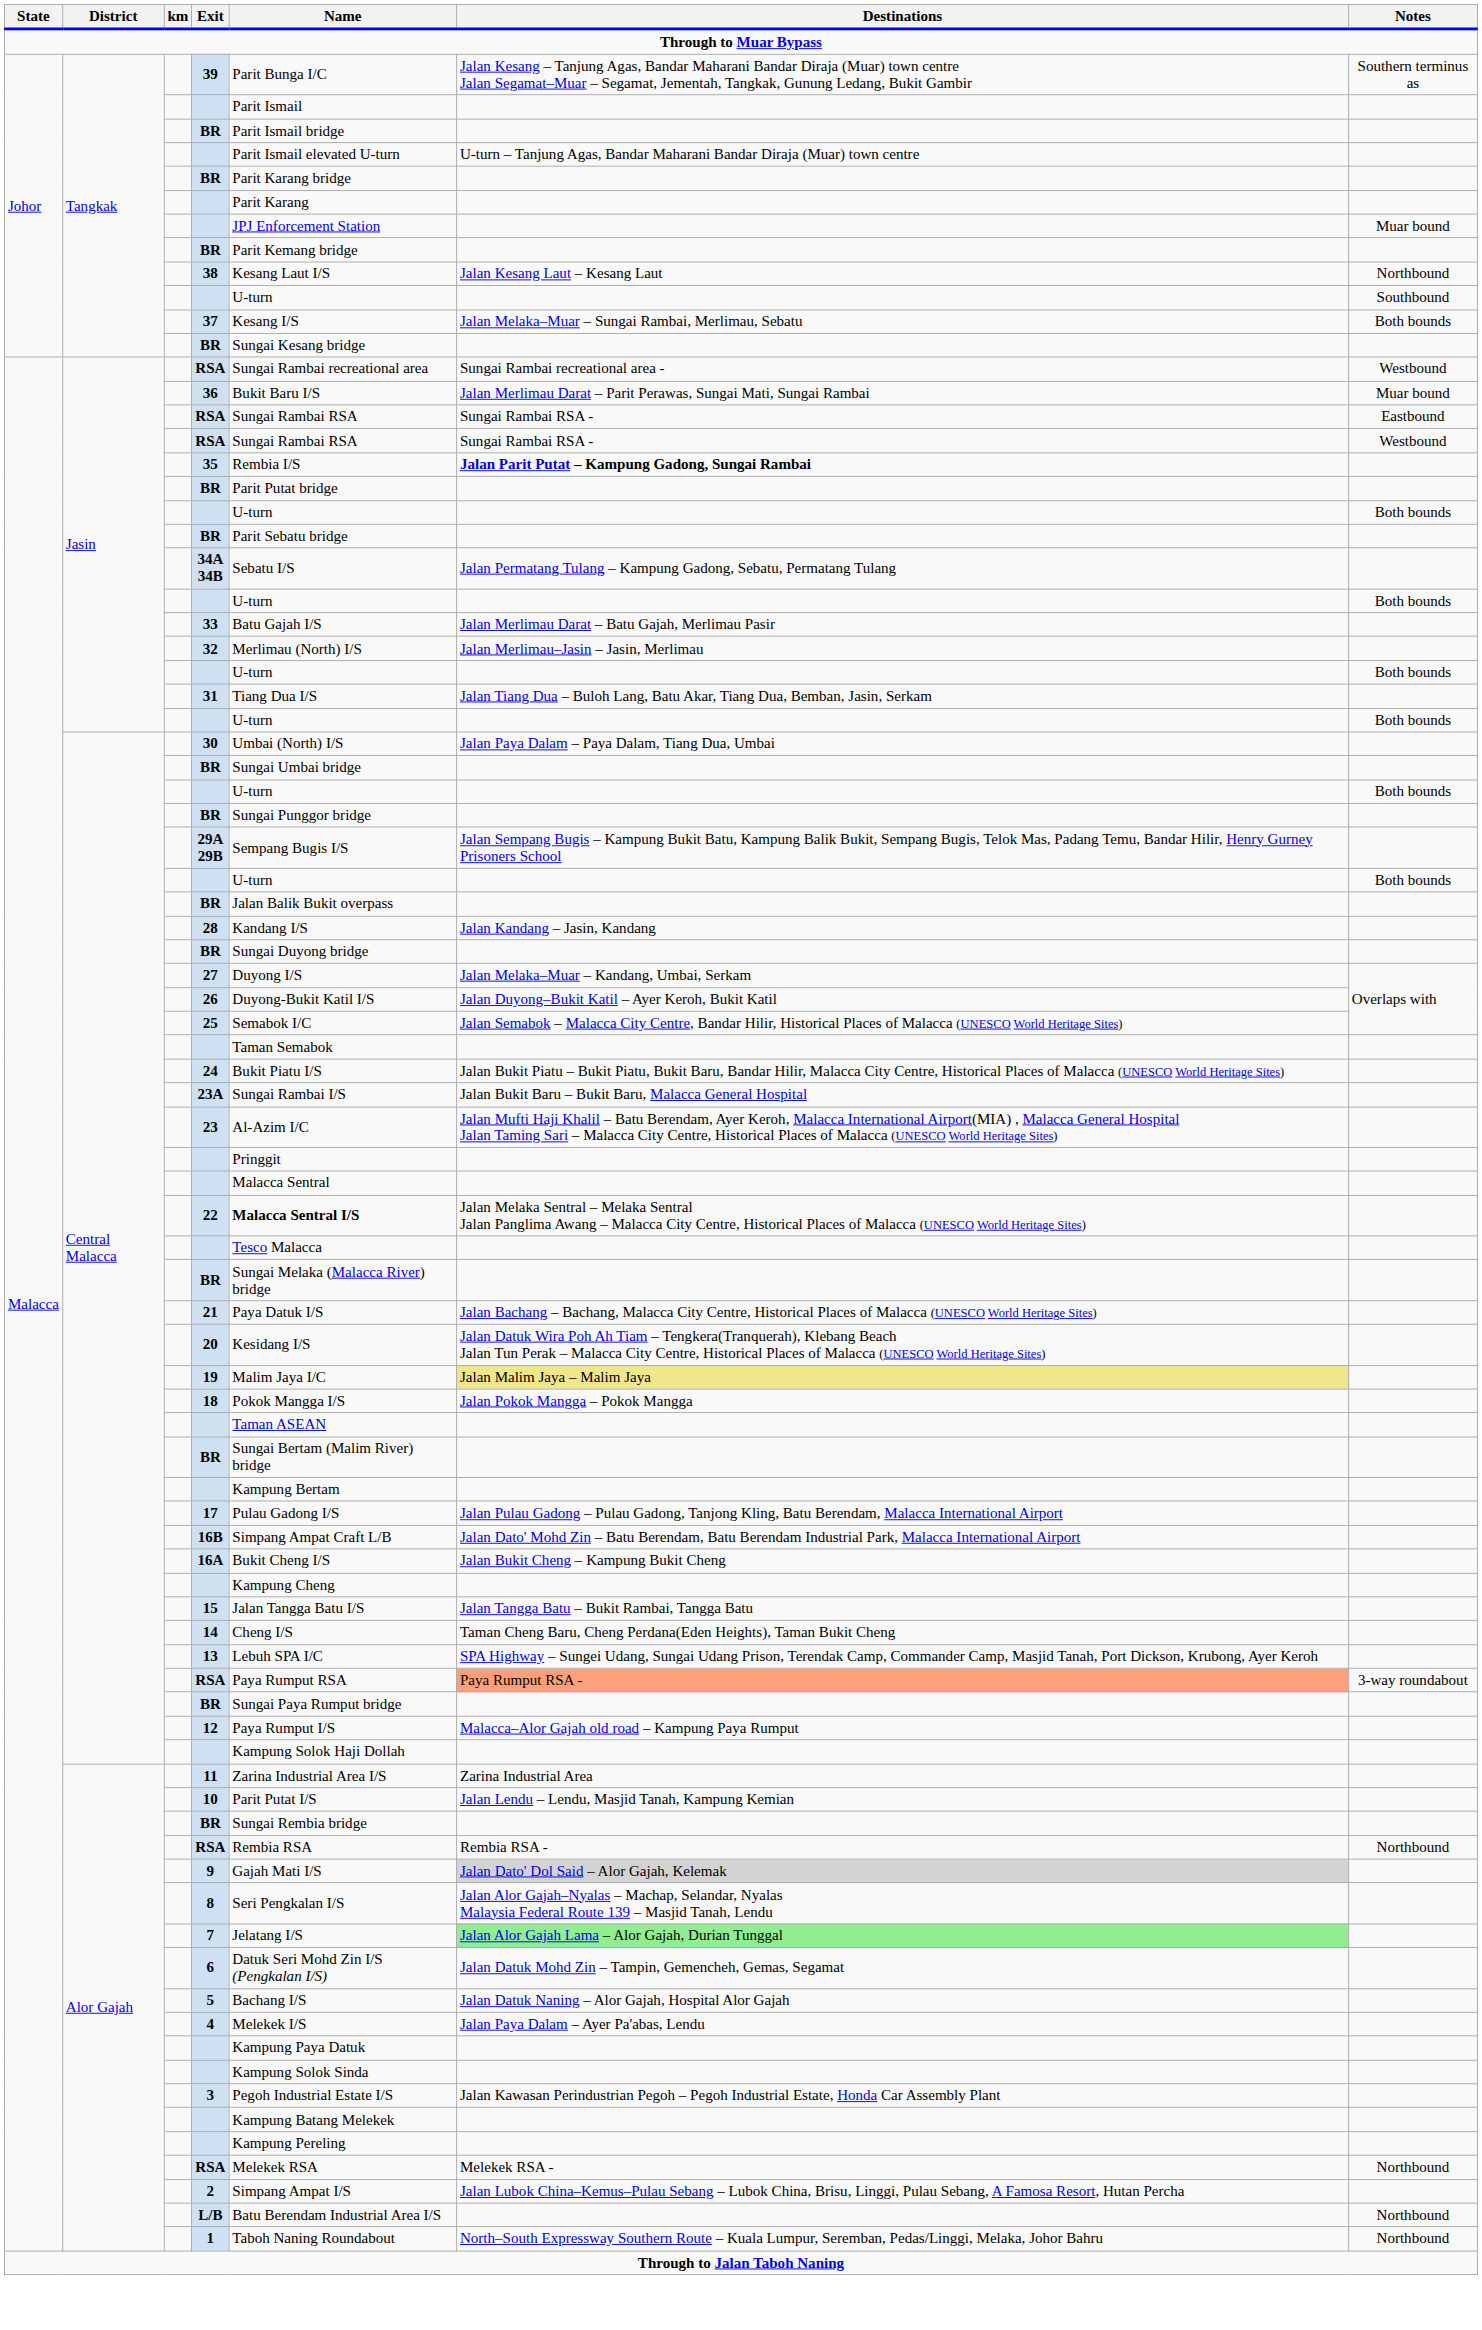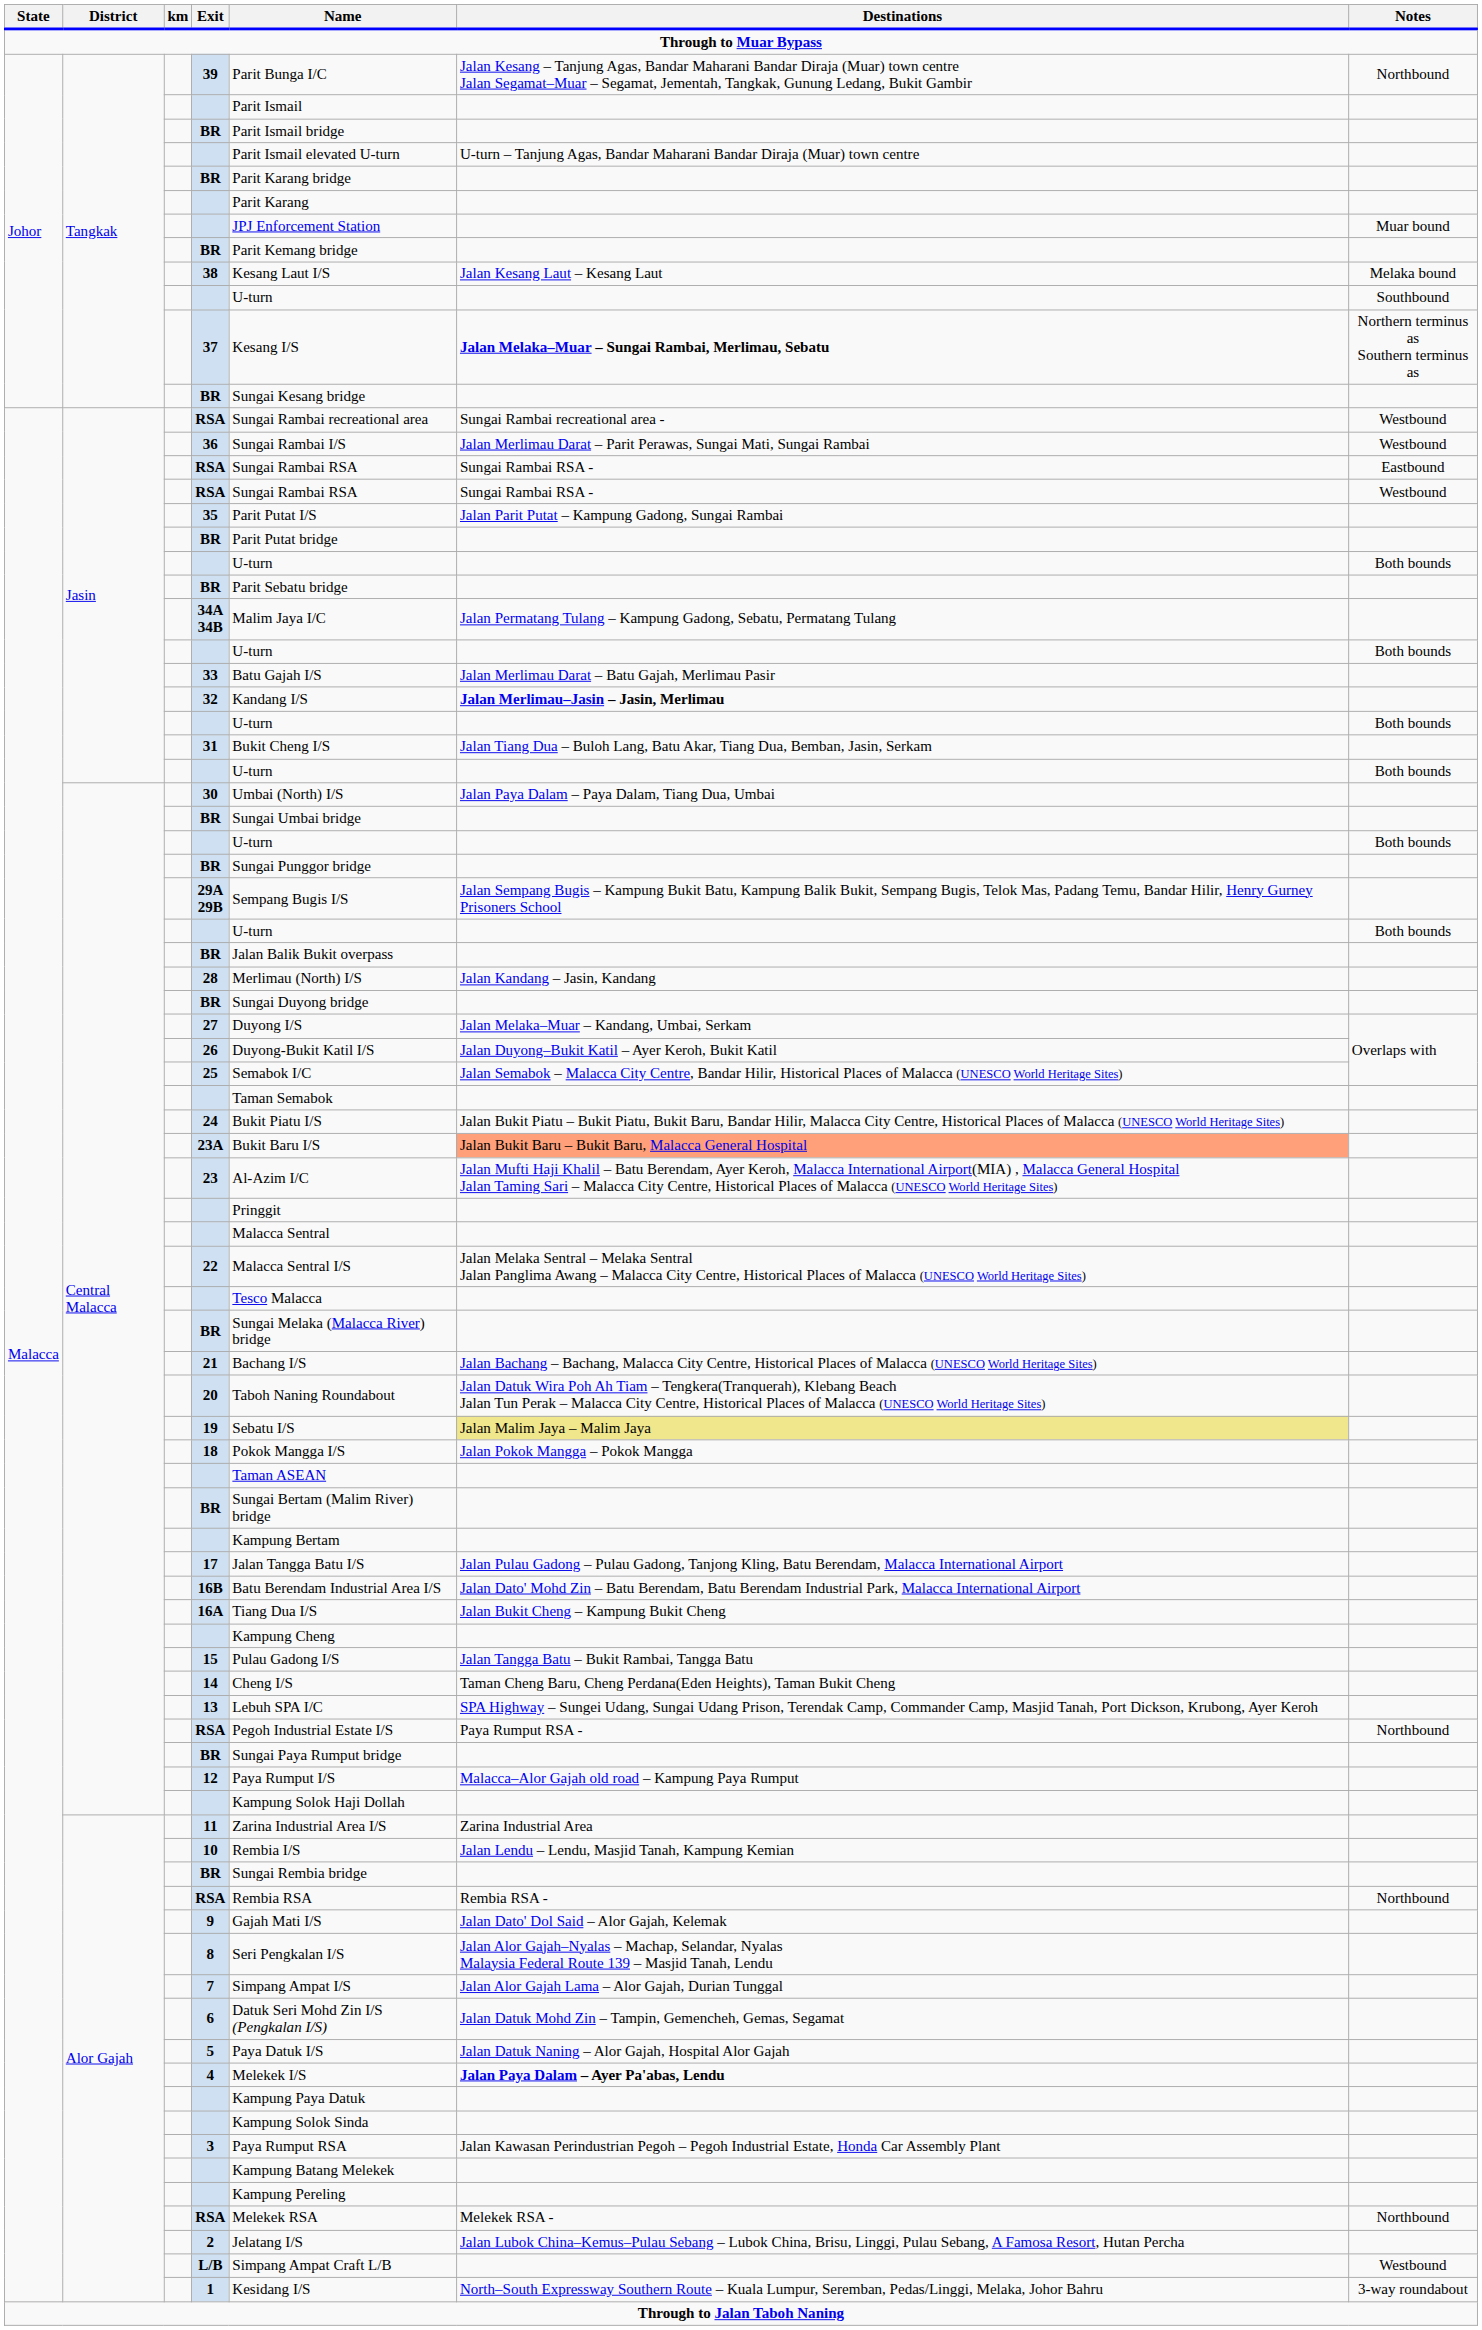(1413, 74) Southern terminus as -> (1413, 74) Northbound
(1413, 273) Northbound -> (1413, 273) Melaka bound
(631, 321) normal -> (645, 346) bold
(1413, 321) Both bounds -> (1413, 346) Northern terminus as Southern terminus as
(276, 393) Bukit Baru I/S -> (289, 443) Sungai Rambai I/S
(1413, 393) Muar bound -> (1413, 443) Westbound
(266, 464) Rembia I/S -> (275, 515) Parit Putat I/S
(635, 464) bold -> (622, 515) normal
(263, 568) Sebatu I/S -> (279, 619) Malim Jaya I/C
(297, 648) Merlimau (North) I/S -> (270, 699) Kandang I/S
(582, 648) normal -> (592, 699) bold
(275, 696) Tiang Dua I/S -> (281, 746) Bukit Cheng I/S
(270, 927) Kandang I/S -> (297, 978) Merlimau (North) I/S
(289, 1094) Sungai Rambai I/S -> (276, 1145) Bukit Baru I/S
(634, 1094) no background -> (634, 1145) lightsalmon background
(296, 1215) bold -> (292, 1266) normal
(278, 1312) Paya Datuk I/S -> (269, 1363) Bachang I/S
(271, 1344) Kesidang I/S -> (314, 1395) Taboh Naning Roundabout
(279, 1377) Malim Jaya I/C -> (263, 1427) Sebatu I/S
(286, 1513) Pulau Gadong I/S -> (298, 1564) Jalan Tangga Batu I/S
(312, 1537) Simpang Ampat Craft L/B -> (337, 1587) Batu Berendam Industrial Area I/S
(281, 1560) Bukit Cheng I/S -> (275, 1611) Tiang Dua I/S
(298, 1608) Jalan Tangga Batu I/S -> (286, 1659) Pulau Gadong I/S
(290, 1680) Paya Rumput RSA -> (313, 1730) Pegoh Industrial Estate I/S
(521, 1680) lightsalmon background -> (521, 1730) no background
(1413, 1680) 3-way roundabout -> (1413, 1730) Northbound
(275, 1799) Parit Putat I/S -> (266, 1850) Rembia I/S
(593, 1871) lightgrey background -> (593, 1921) no background
(268, 1935) Jelatang I/S -> (292, 1986) Simpang Ampat I/S
(621, 1935) lightgreen background -> (621, 1986) no background
(269, 2000) Bachang I/S -> (278, 2051) Paya Datuk I/S
(582, 2024) normal -> (592, 2074) bold
(313, 2095) Pegoh Industrial Estate I/S -> (290, 2146) Paya Rumput RSA
(292, 2191) Simpang Ampat I/S -> (268, 2241) Jelatang I/S
(337, 2214) Batu Berendam Industrial Area I/S -> (312, 2265) Simpang Ampat Craft L/B
(1413, 2214) Northbound -> (1413, 2265) Westbound
(314, 2238) Taboh Naning Roundabout -> (271, 2289) Kesidang I/S
(1413, 2238) Northbound -> (1413, 2289) 3-way roundabout
